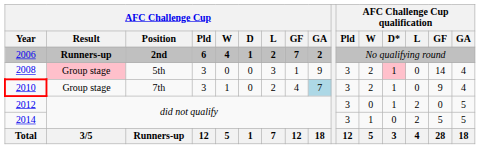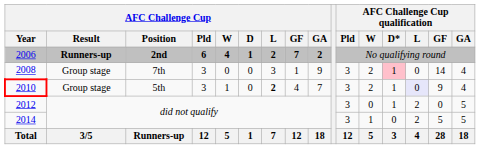(86, 71) pink background -> (86, 71) no background
(159, 71) 5th -> (159, 71) 7th
(159, 87) 7th -> (159, 87) 5th
(273, 87) normal -> (273, 87) bold
(320, 87) lightblue background -> (320, 87) no background
(417, 87) no background -> (417, 87) lavender background
